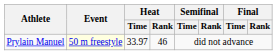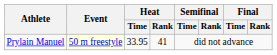(137, 42) 33.97 -> (137, 42) 33.95
(162, 42) 46 -> (162, 42) 41
